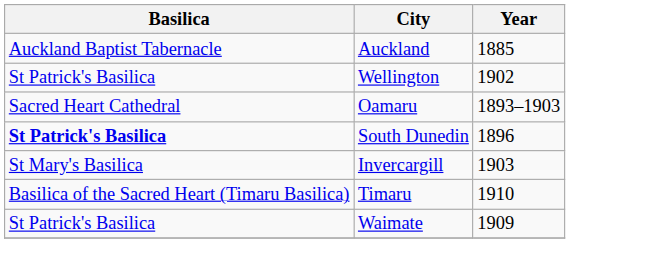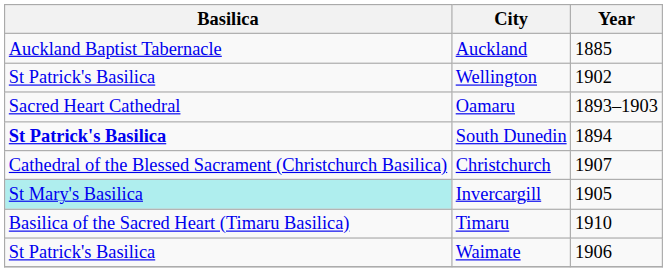(496, 135) 1896 -> (594, 135) 1894
+ row: (503, 164)
(76, 164) no background -> (76, 194) paleturquoise background
(496, 164) 1903 -> (594, 194) 1905
(496, 223) 1909 -> (594, 252) 1906
